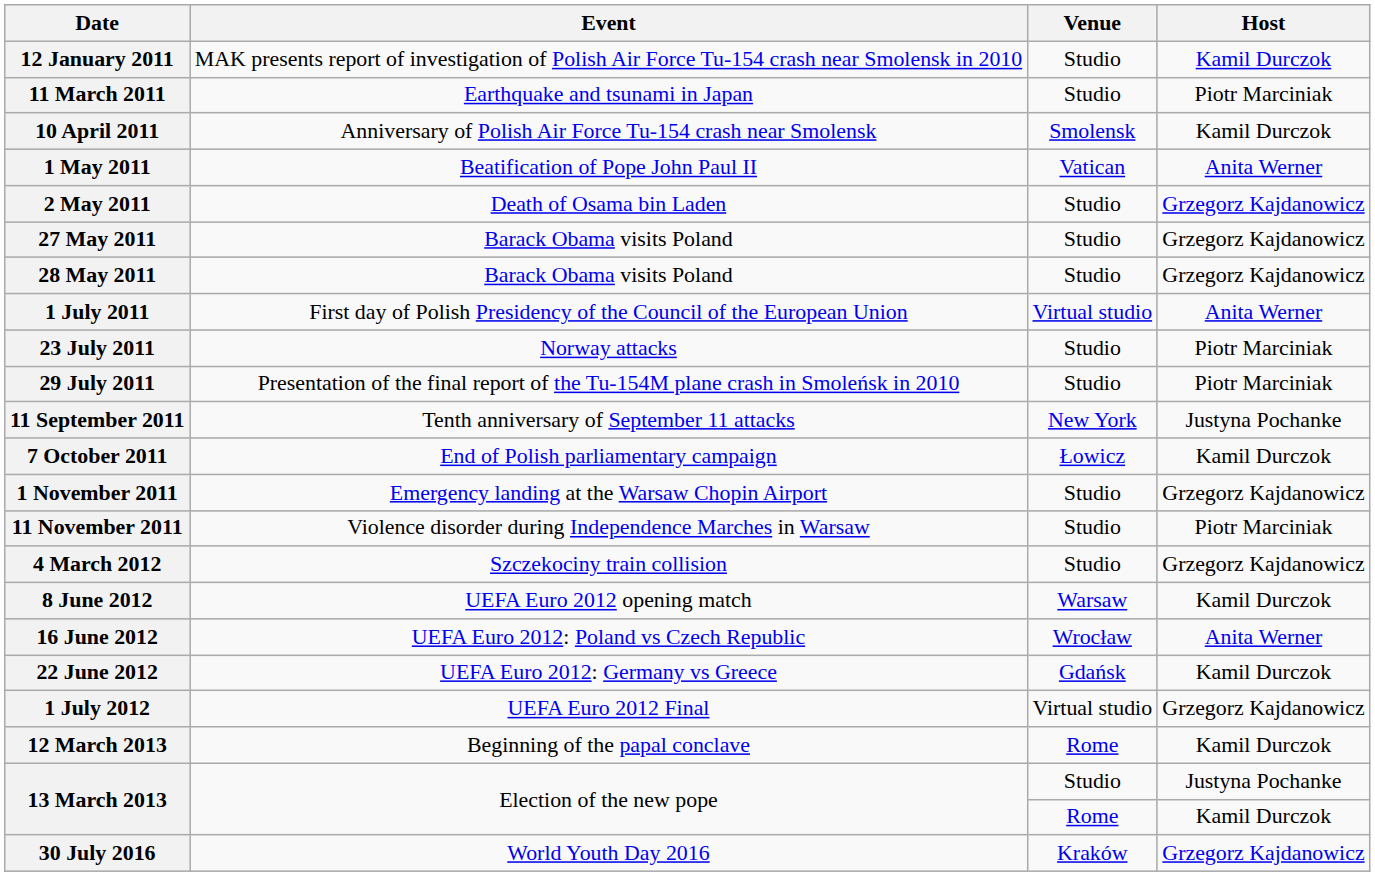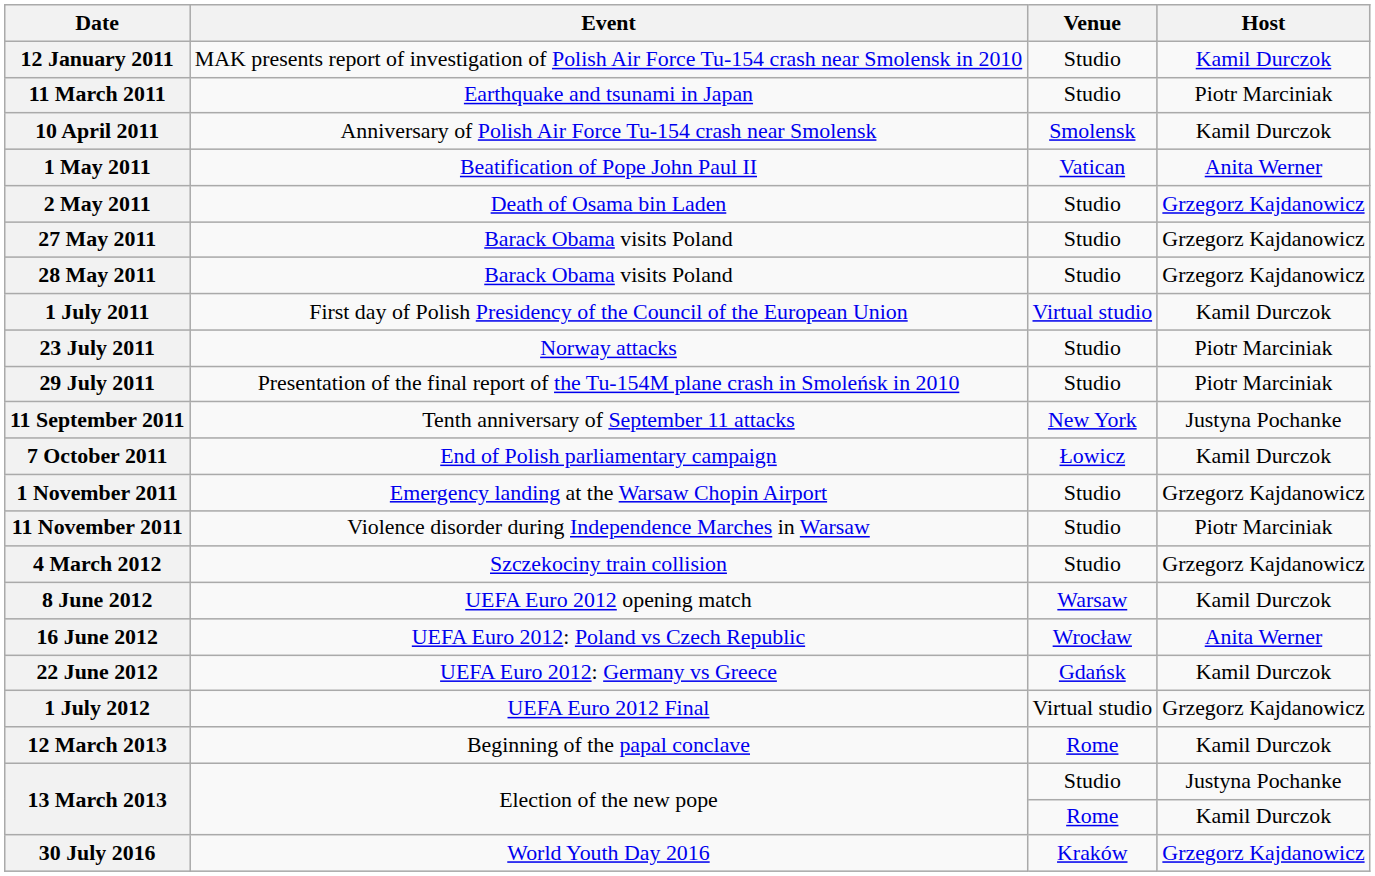(1263, 311) Anita Werner -> (1263, 311) Kamil Durczok
